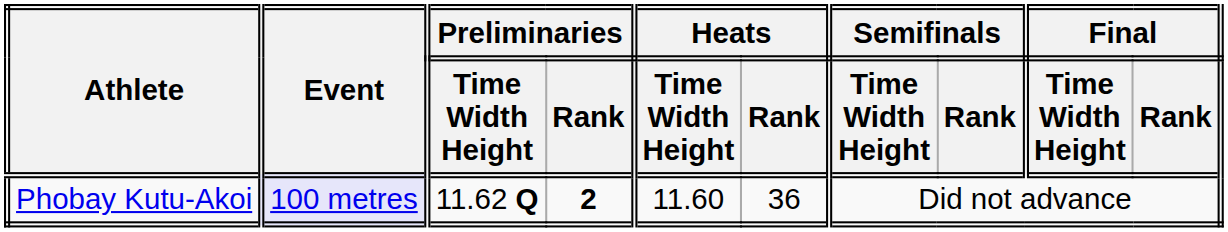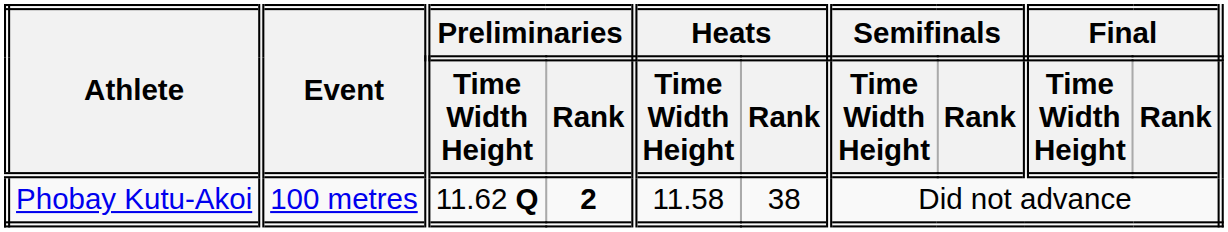(344, 200) lavender background -> (344, 200) no background
(688, 200) 11.60 -> (688, 200) 11.58
(784, 200) 36 -> (784, 200) 38
